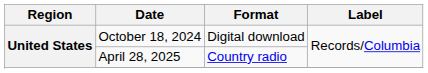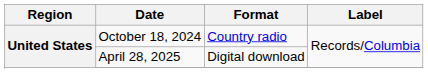(256, 36) Digital download -> (247, 36) Country radio
(247, 57) Country radio -> (256, 57) Digital download
